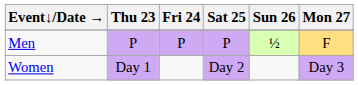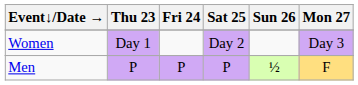rows swapped: (22, 42) <-> (31, 68)
